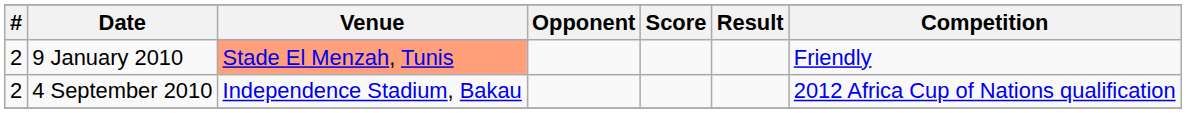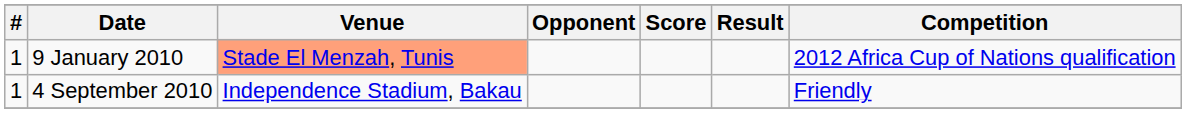(16, 57) 2 -> (16, 57) 1
(833, 57) Friendly -> (985, 57) 2012 Africa Cup of Nations qualification
(16, 92) 2 -> (16, 92) 1
(985, 92) 2012 Africa Cup of Nations qualification -> (833, 92) Friendly
